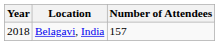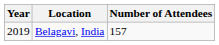(18, 31) 2018 -> (18, 31) 2019
